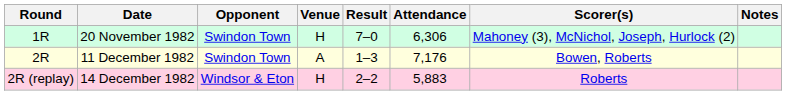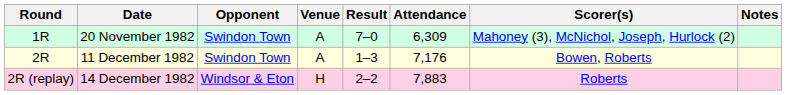(320, 36) H -> (320, 36) A
(430, 36) 6,306 -> (430, 36) 6,309
(430, 79) 5,883 -> (430, 79) 7,883
